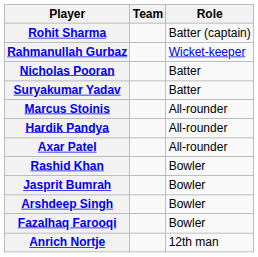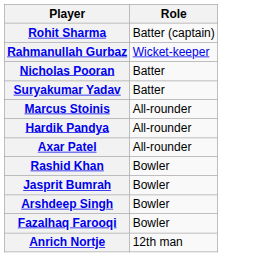- column: (148, 14)
